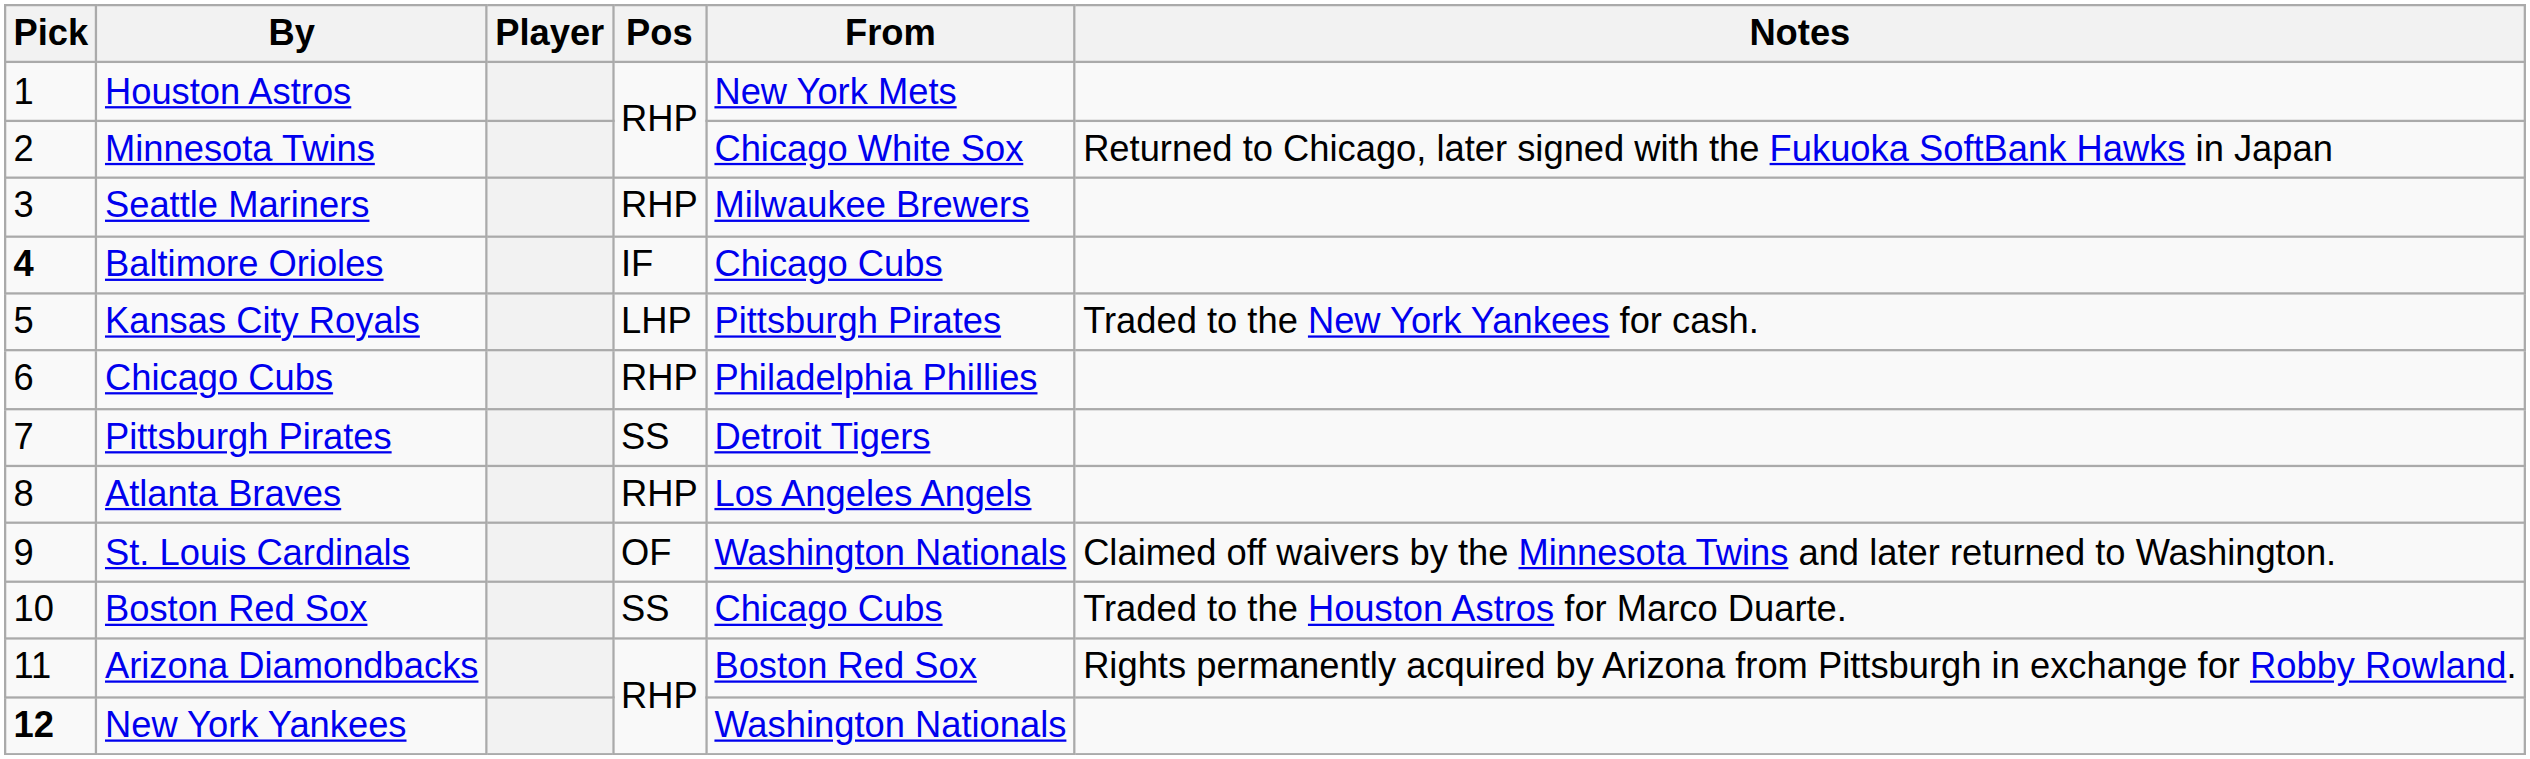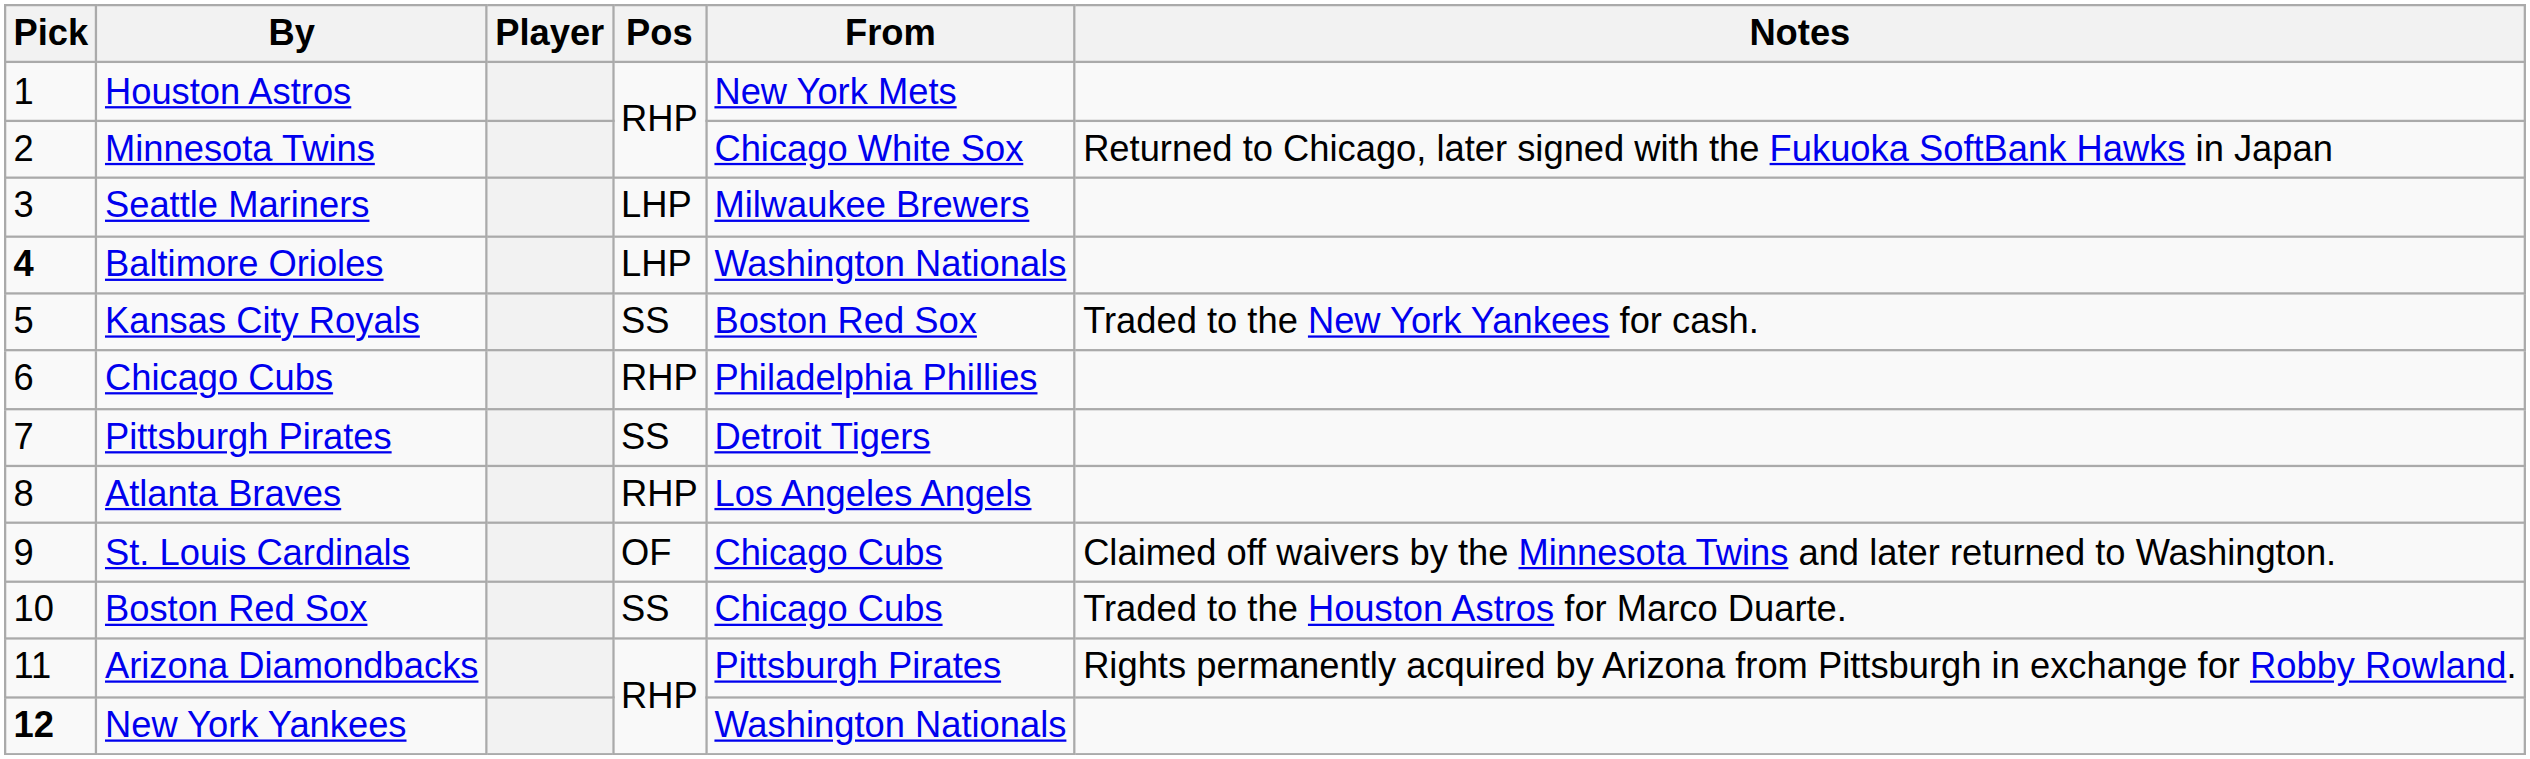(659, 206) RHP -> (656, 206) LHP
(637, 263) IF -> (656, 263) LHP
(829, 263) Chicago Cubs -> (890, 263) Washington Nationals
(656, 321) LHP -> (645, 321) SS
(858, 321) Pittsburgh Pirates -> (846, 321) Boston Red Sox
(890, 551) Washington Nationals -> (829, 551) Chicago Cubs
(846, 666) Boston Red Sox -> (858, 666) Pittsburgh Pirates
